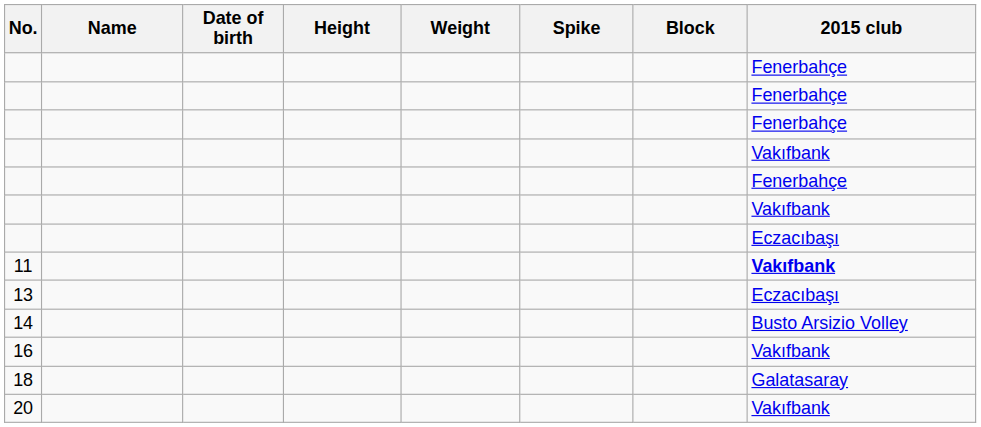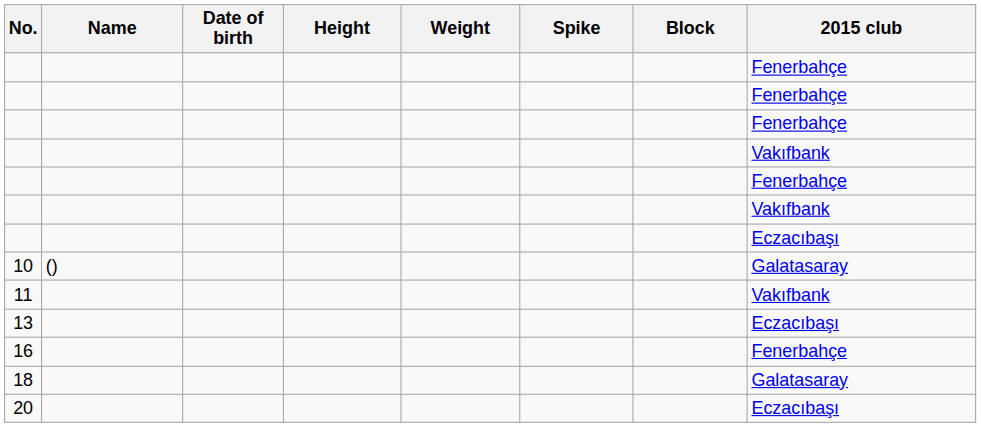+ row: (23, 266)
(793, 266) bold -> (791, 294) normal
- row: (23, 323)
(791, 351) Vakıfbank -> (799, 351) Fenerbahçe
(791, 408) Vakıfbank -> (795, 408) Eczacıbaşı
